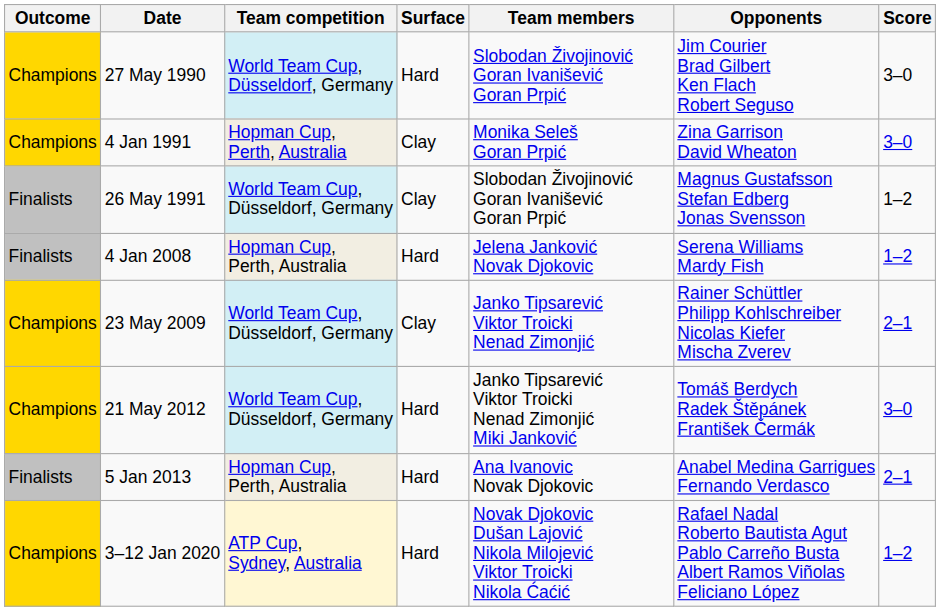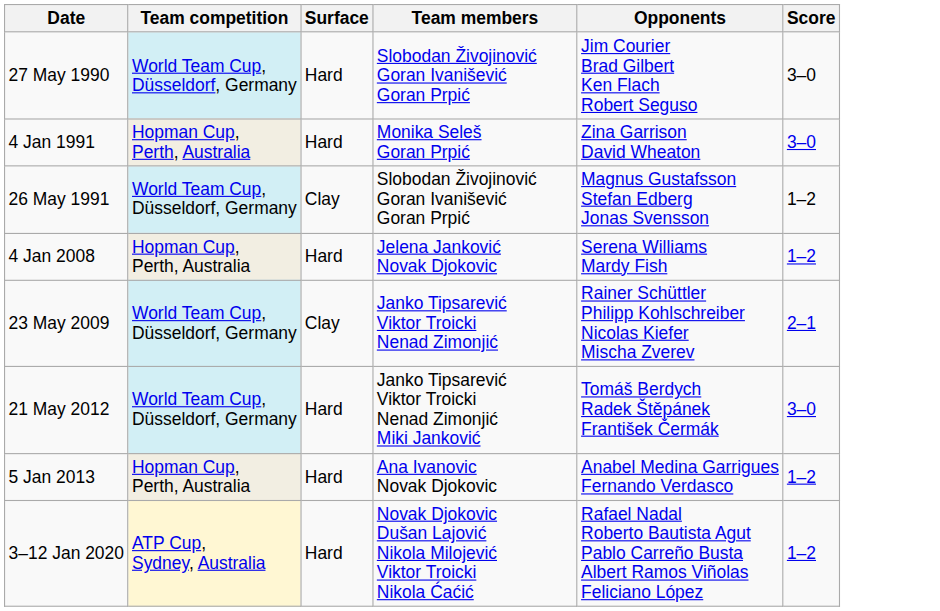- column: (53, 18)
(419, 142) Clay -> (324, 142) Hard
(898, 476) 2–1 -> (801, 476) 1–2
